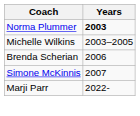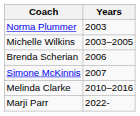(96, 27) bold -> (96, 27) normal
+ row: (39, 88)
